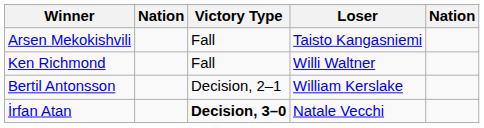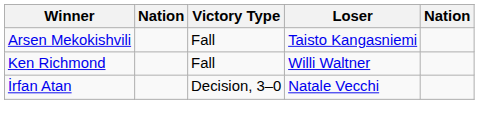- row: (62, 87)
(239, 110) bold -> (236, 87) normal
